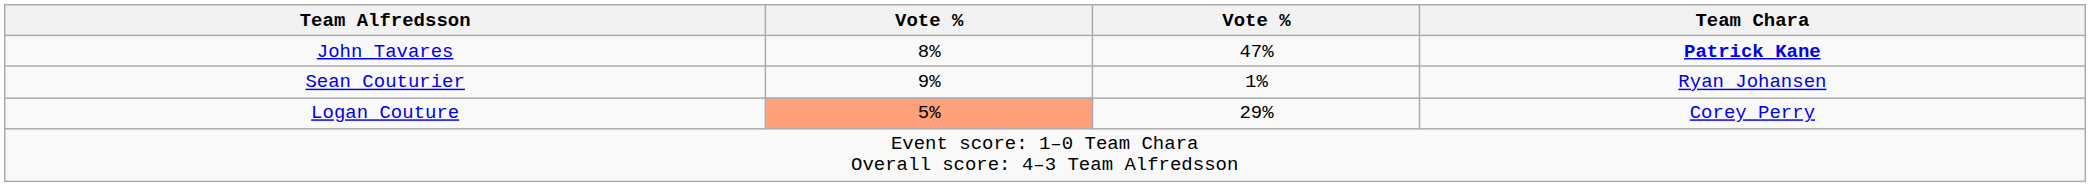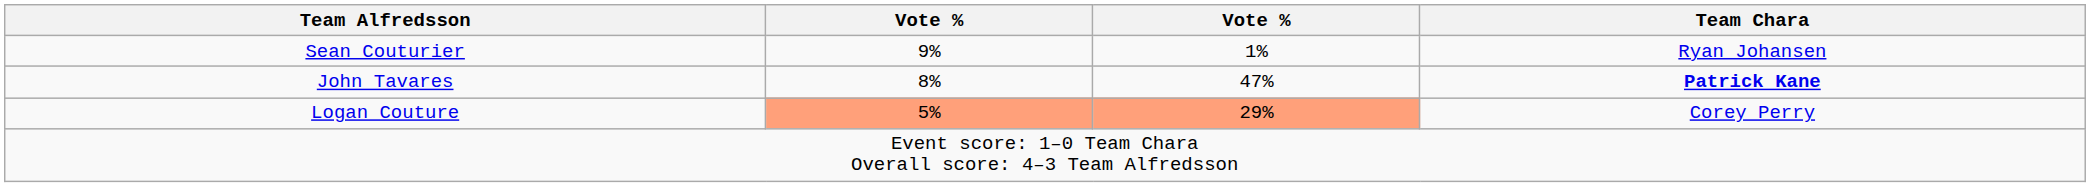rows swapped: (385, 82) <-> (385, 51)
(1256, 113) no background -> (1256, 113) lightsalmon background
